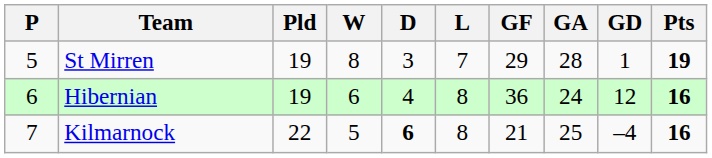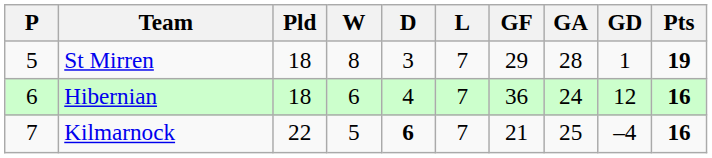(300, 59) 19 -> (300, 59) 18
(300, 96) 19 -> (300, 96) 18
(462, 96) 8 -> (462, 96) 7
(462, 133) 8 -> (462, 133) 7
